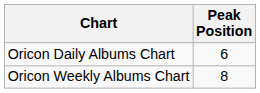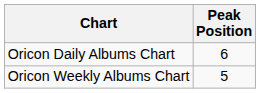(224, 76) 8 -> (224, 76) 5
